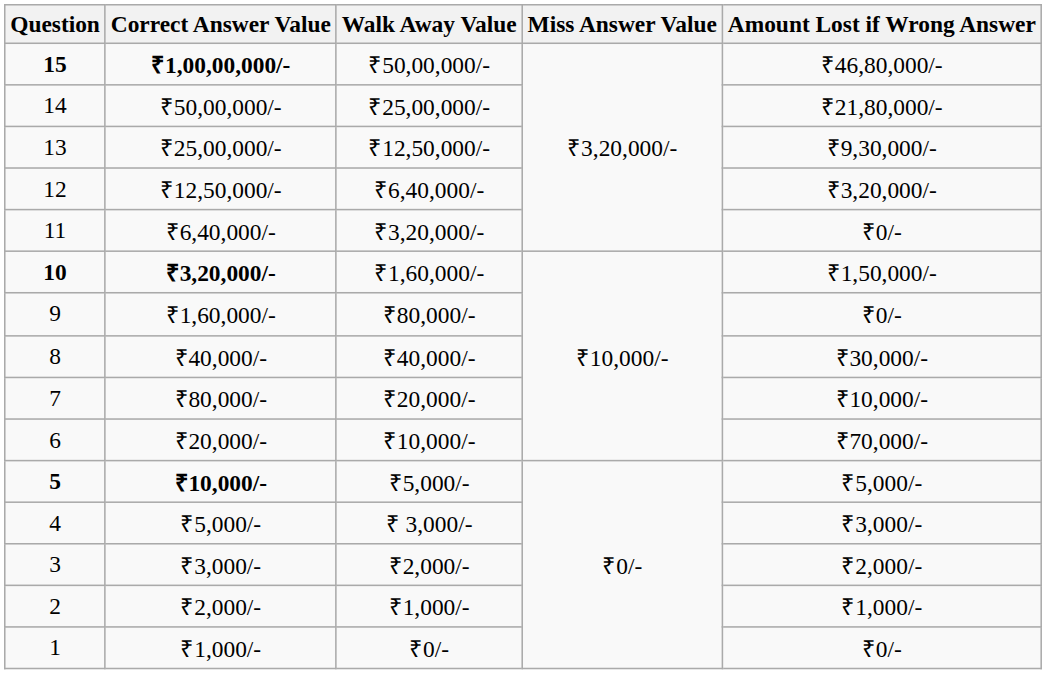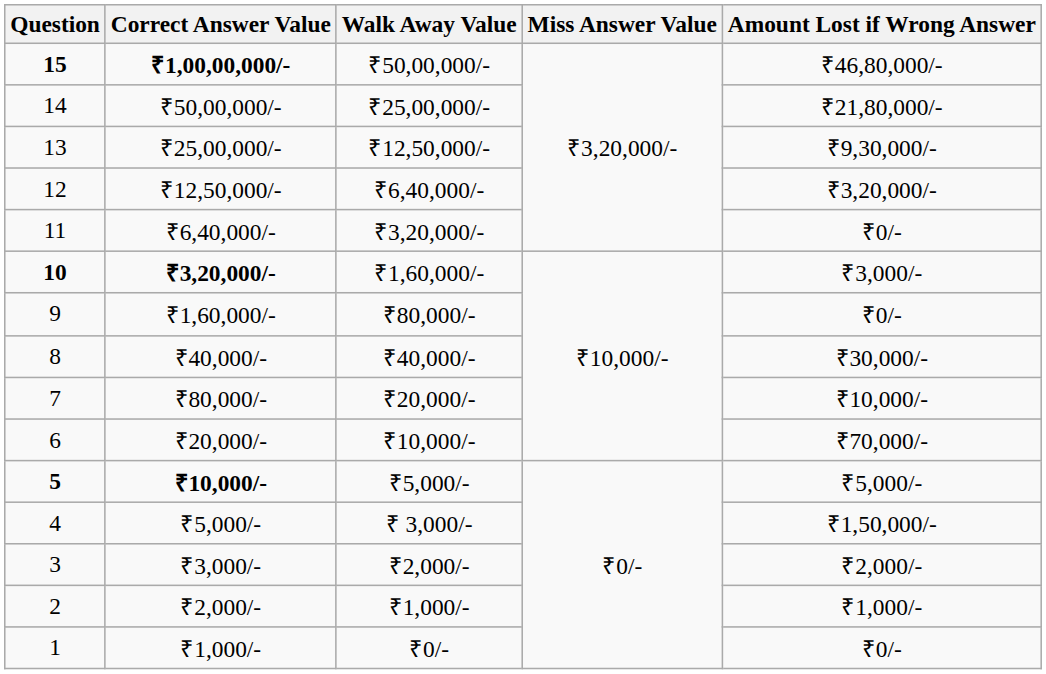(882, 274) ₹1,50,000/- -> (882, 274) ₹3,000/-
(882, 524) ₹3,000/- -> (882, 524) ₹1,50,000/-
